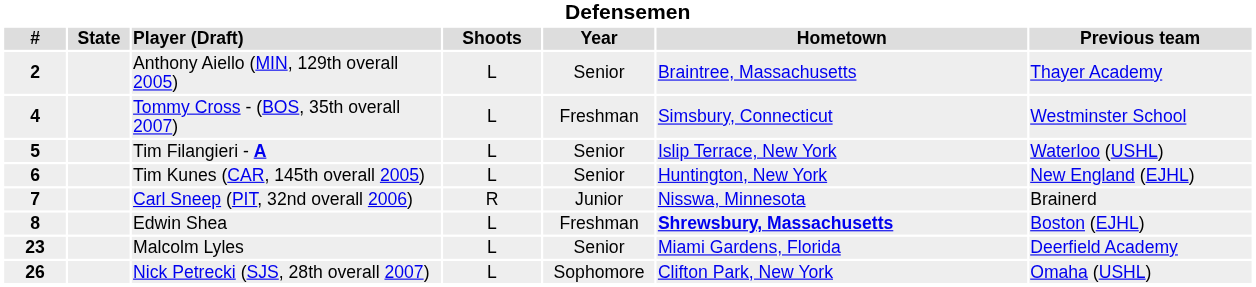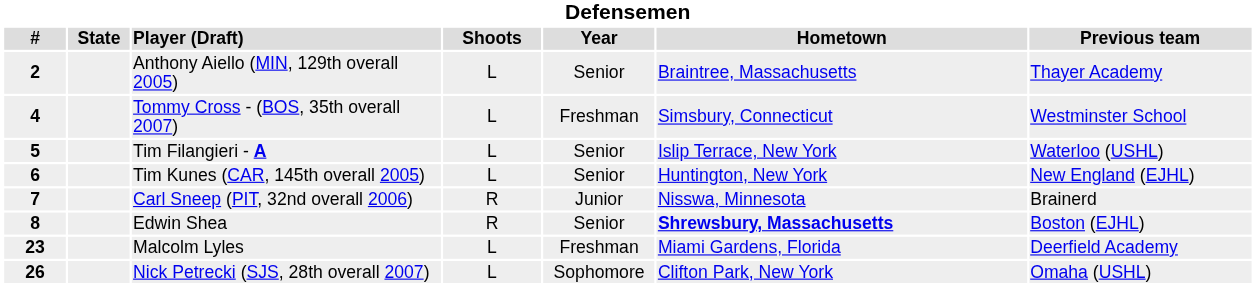(492, 223) L -> (492, 223) R
(599, 223) Freshman -> (599, 223) Senior
(599, 247) Senior -> (599, 247) Freshman
